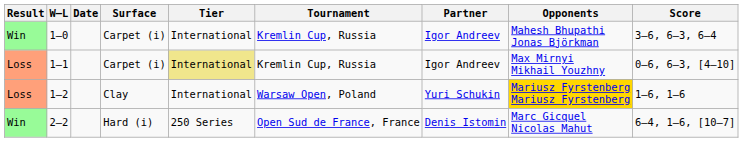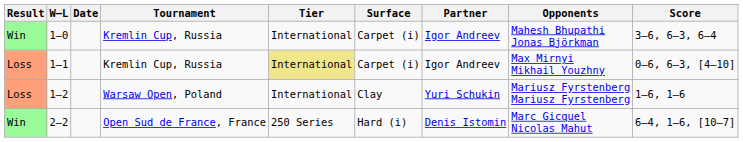columns swapped: (338, 13) <-> (134, 13)
(571, 94) gold background -> (571, 94) no background
